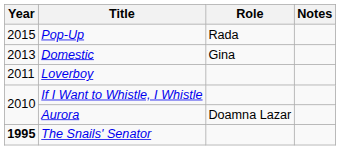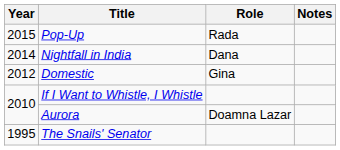+ row: (86, 54)
(21, 54) 2013 -> (21, 74) 2012
- row: (67, 74)
(21, 134) bold -> (21, 134) normal
